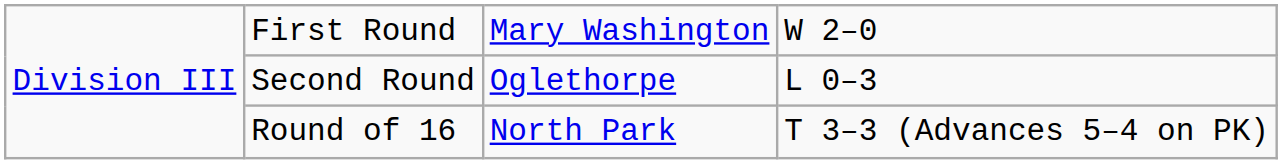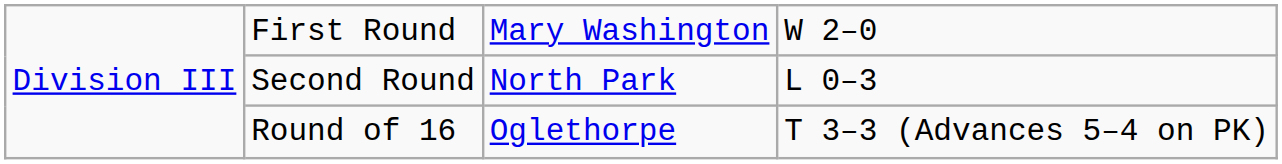(583, 81) Oglethorpe -> (583, 81) North Park
(583, 132) North Park -> (583, 132) Oglethorpe
